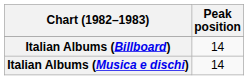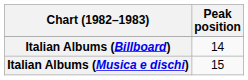(218, 65) 14 -> (218, 65) 15
